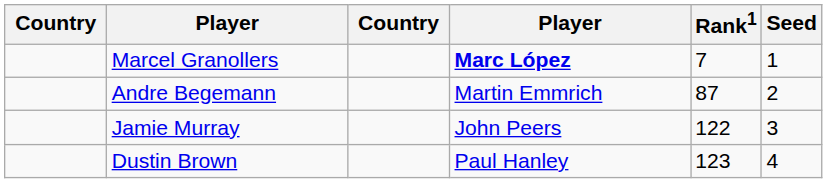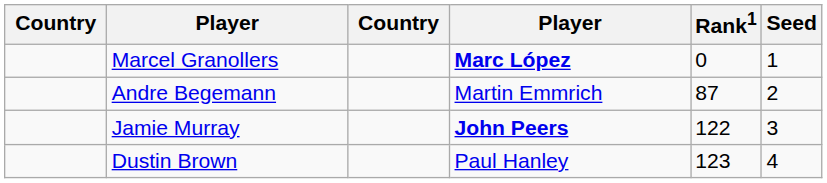(701, 60) 7 -> (701, 60) 0
(508, 127) normal -> (511, 127) bold
